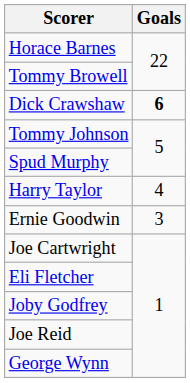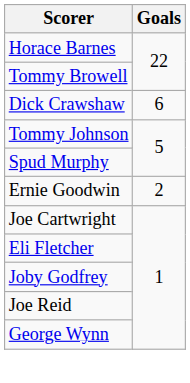(159, 104) bold -> (159, 104) normal
- row: (55, 190)
(159, 219) 3 -> (159, 190) 2
